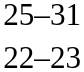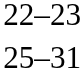rows swapped: (42, 14) <-> (42, 57)
